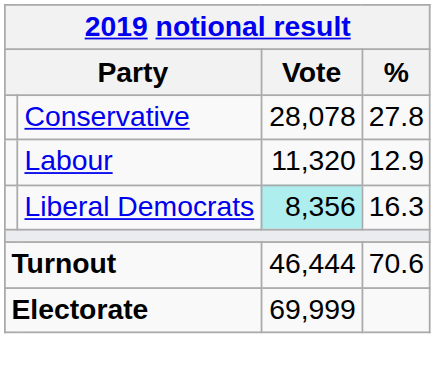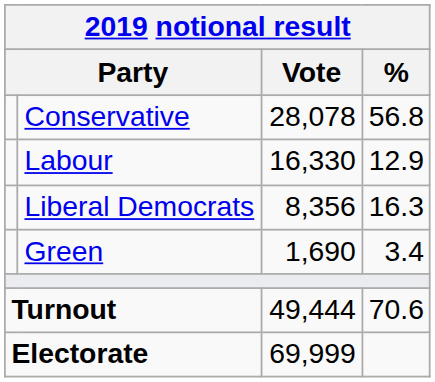(396, 116) 27.8 -> (396, 116) 56.8
(314, 161) 11,320 -> (313, 161) 16,330
(320, 206) paleturquoise background -> (320, 206) no background
+ row: (64, 251)
(313, 264) 46,444 -> (313, 309) 49,444
